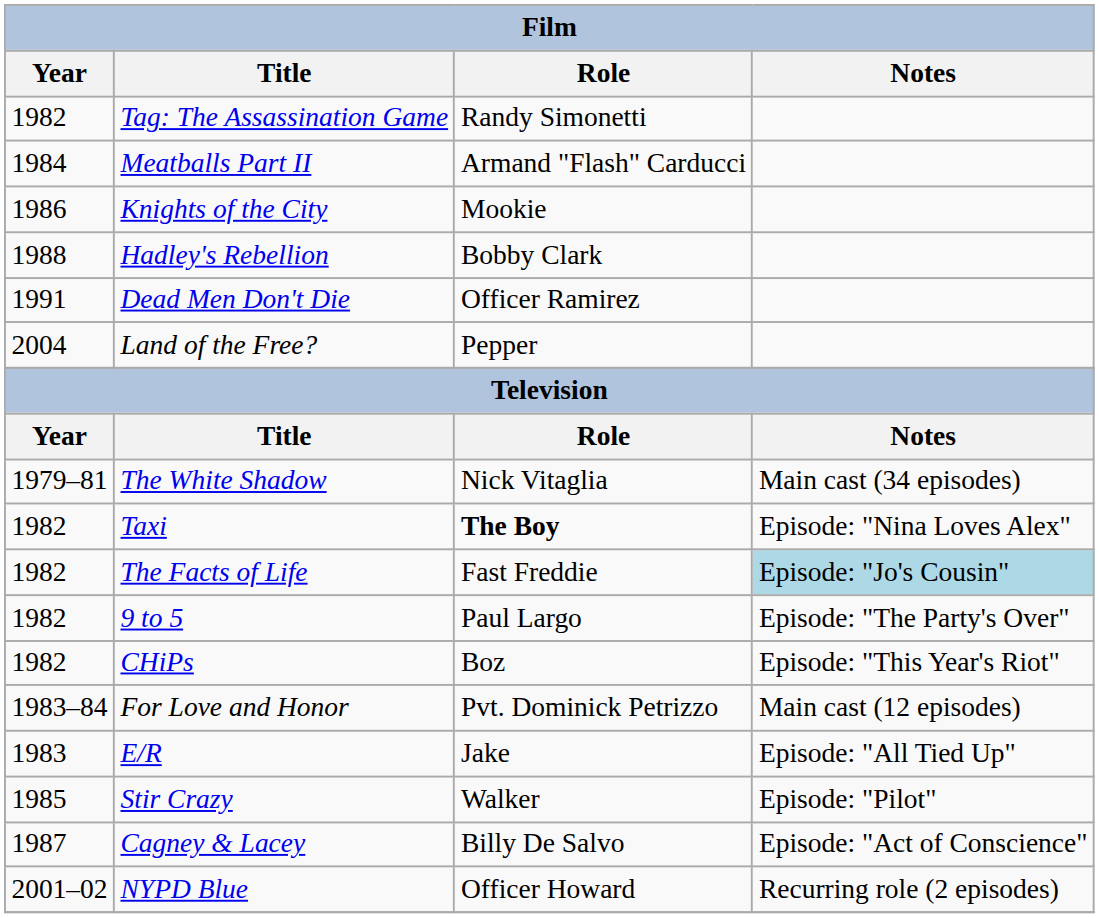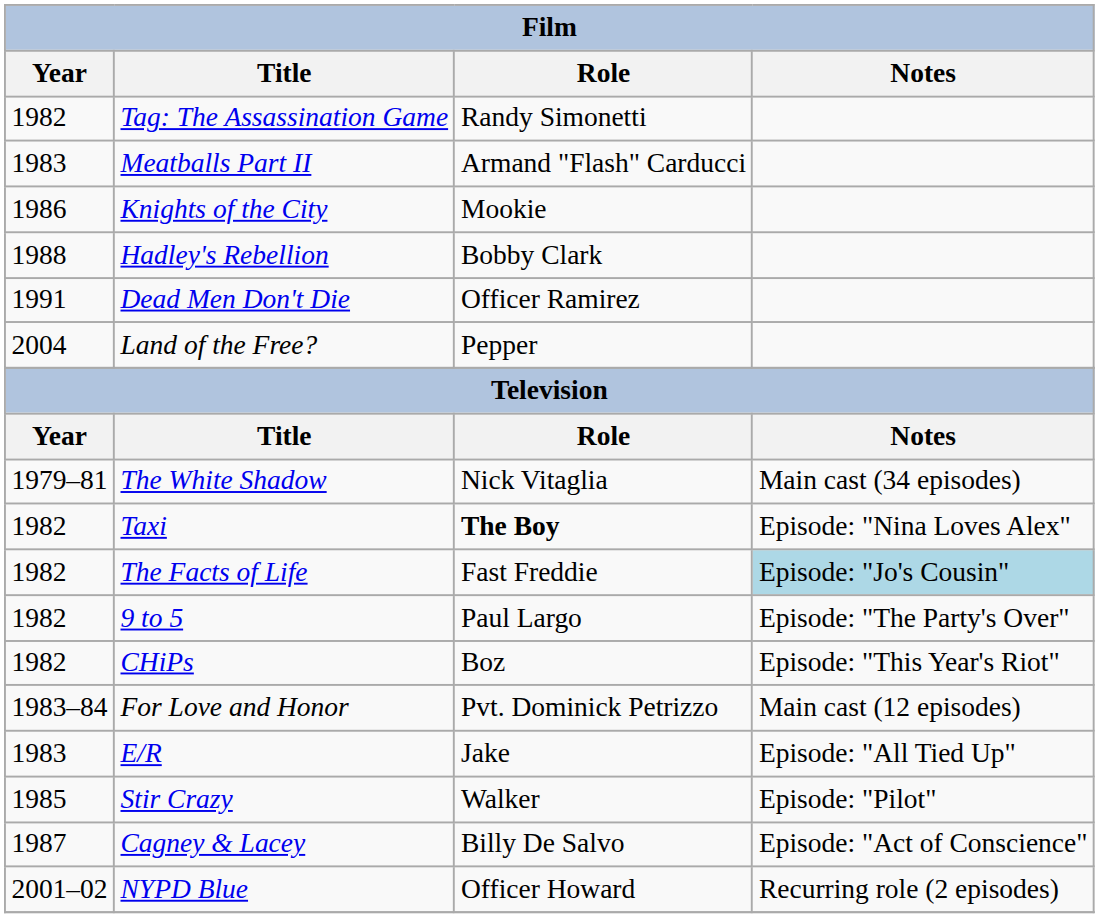(39, 163) 1984 -> (39, 163) 1983
